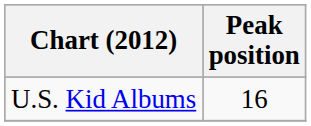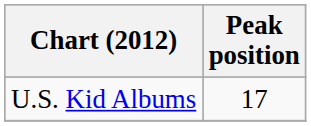(254, 98) 16 -> (254, 98) 17
